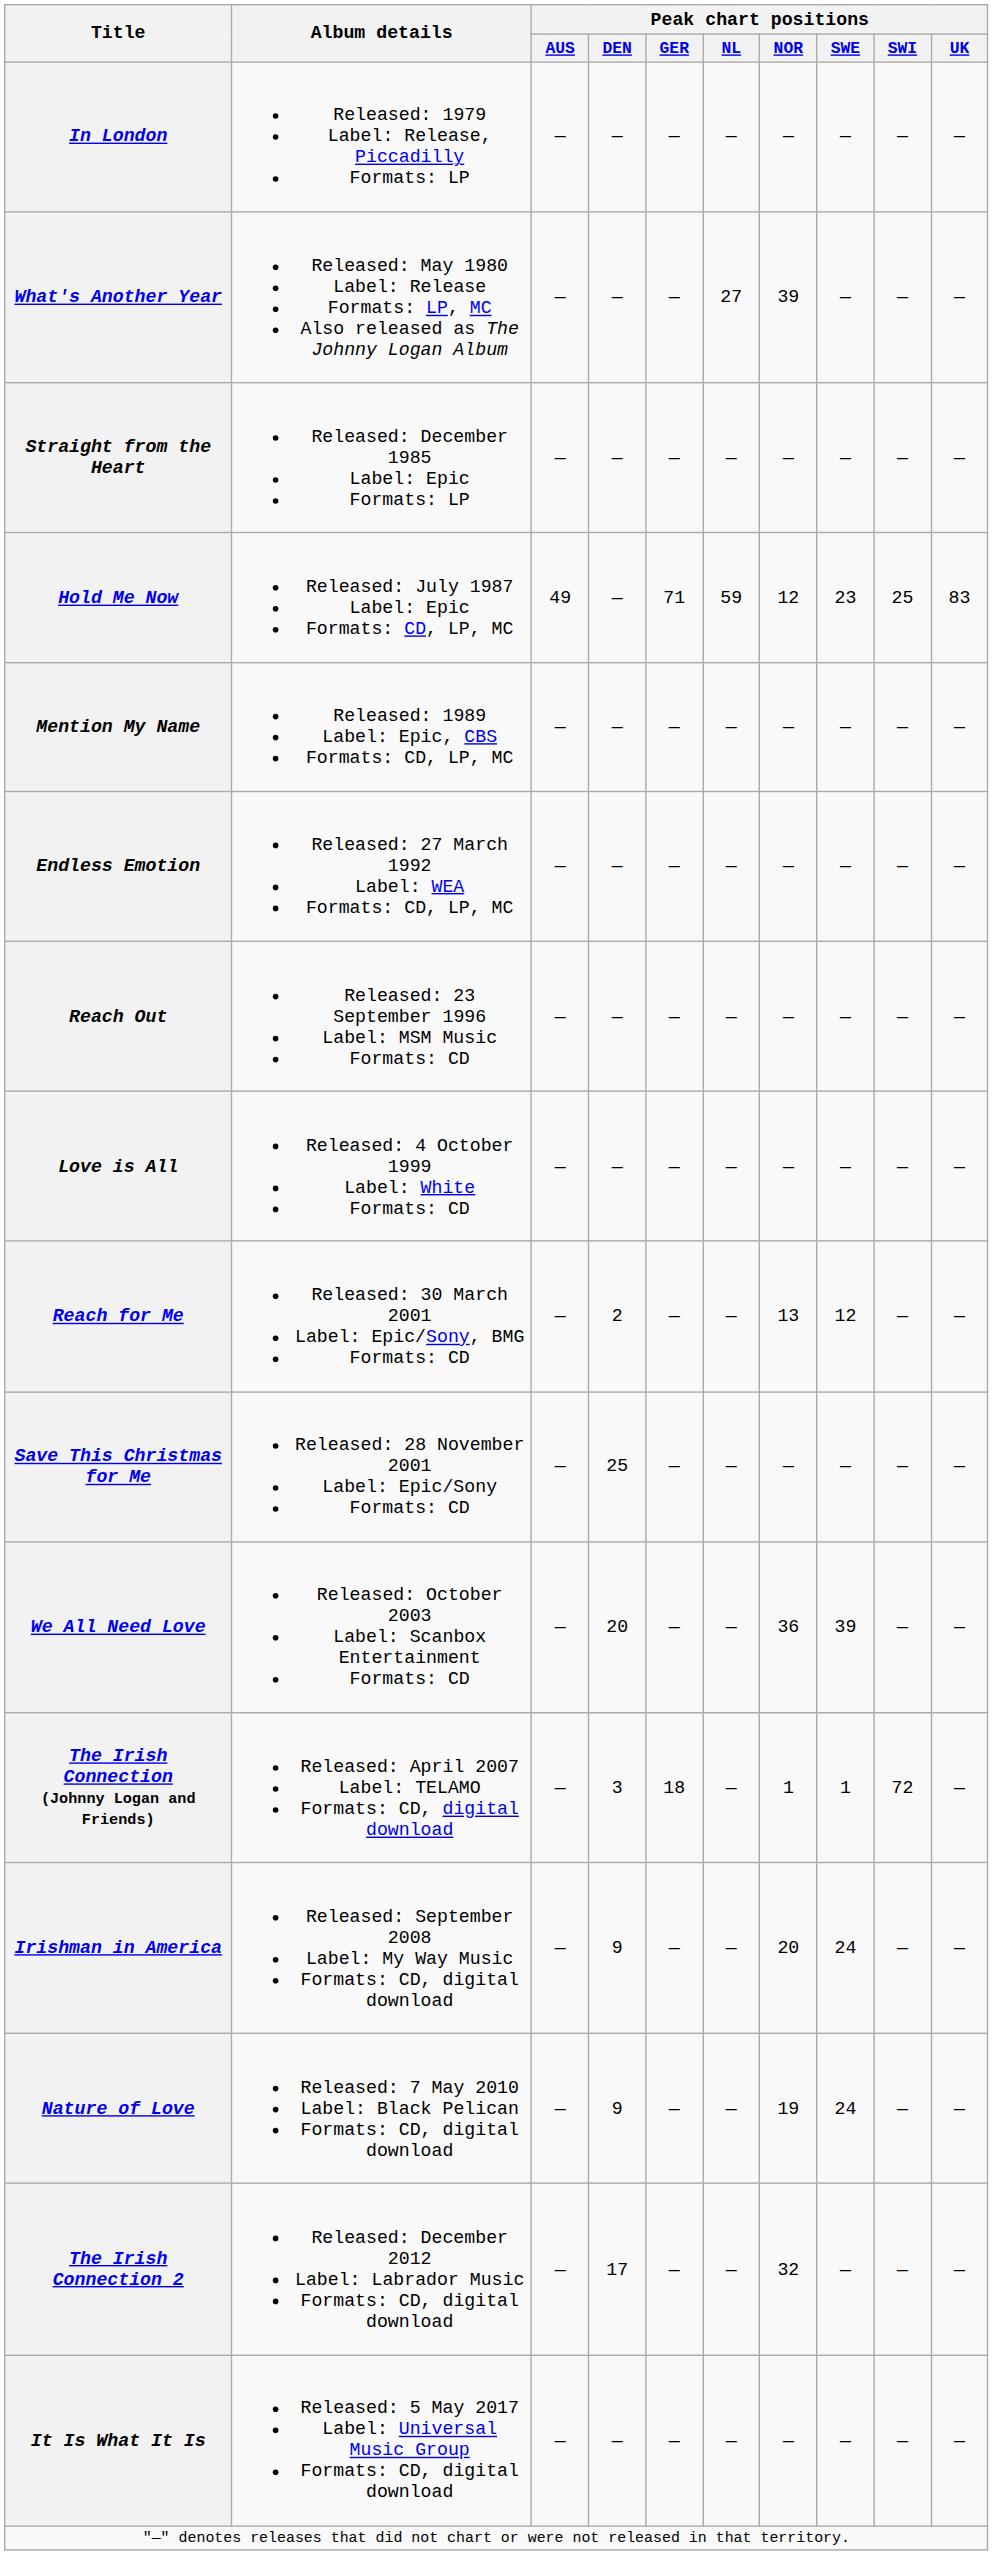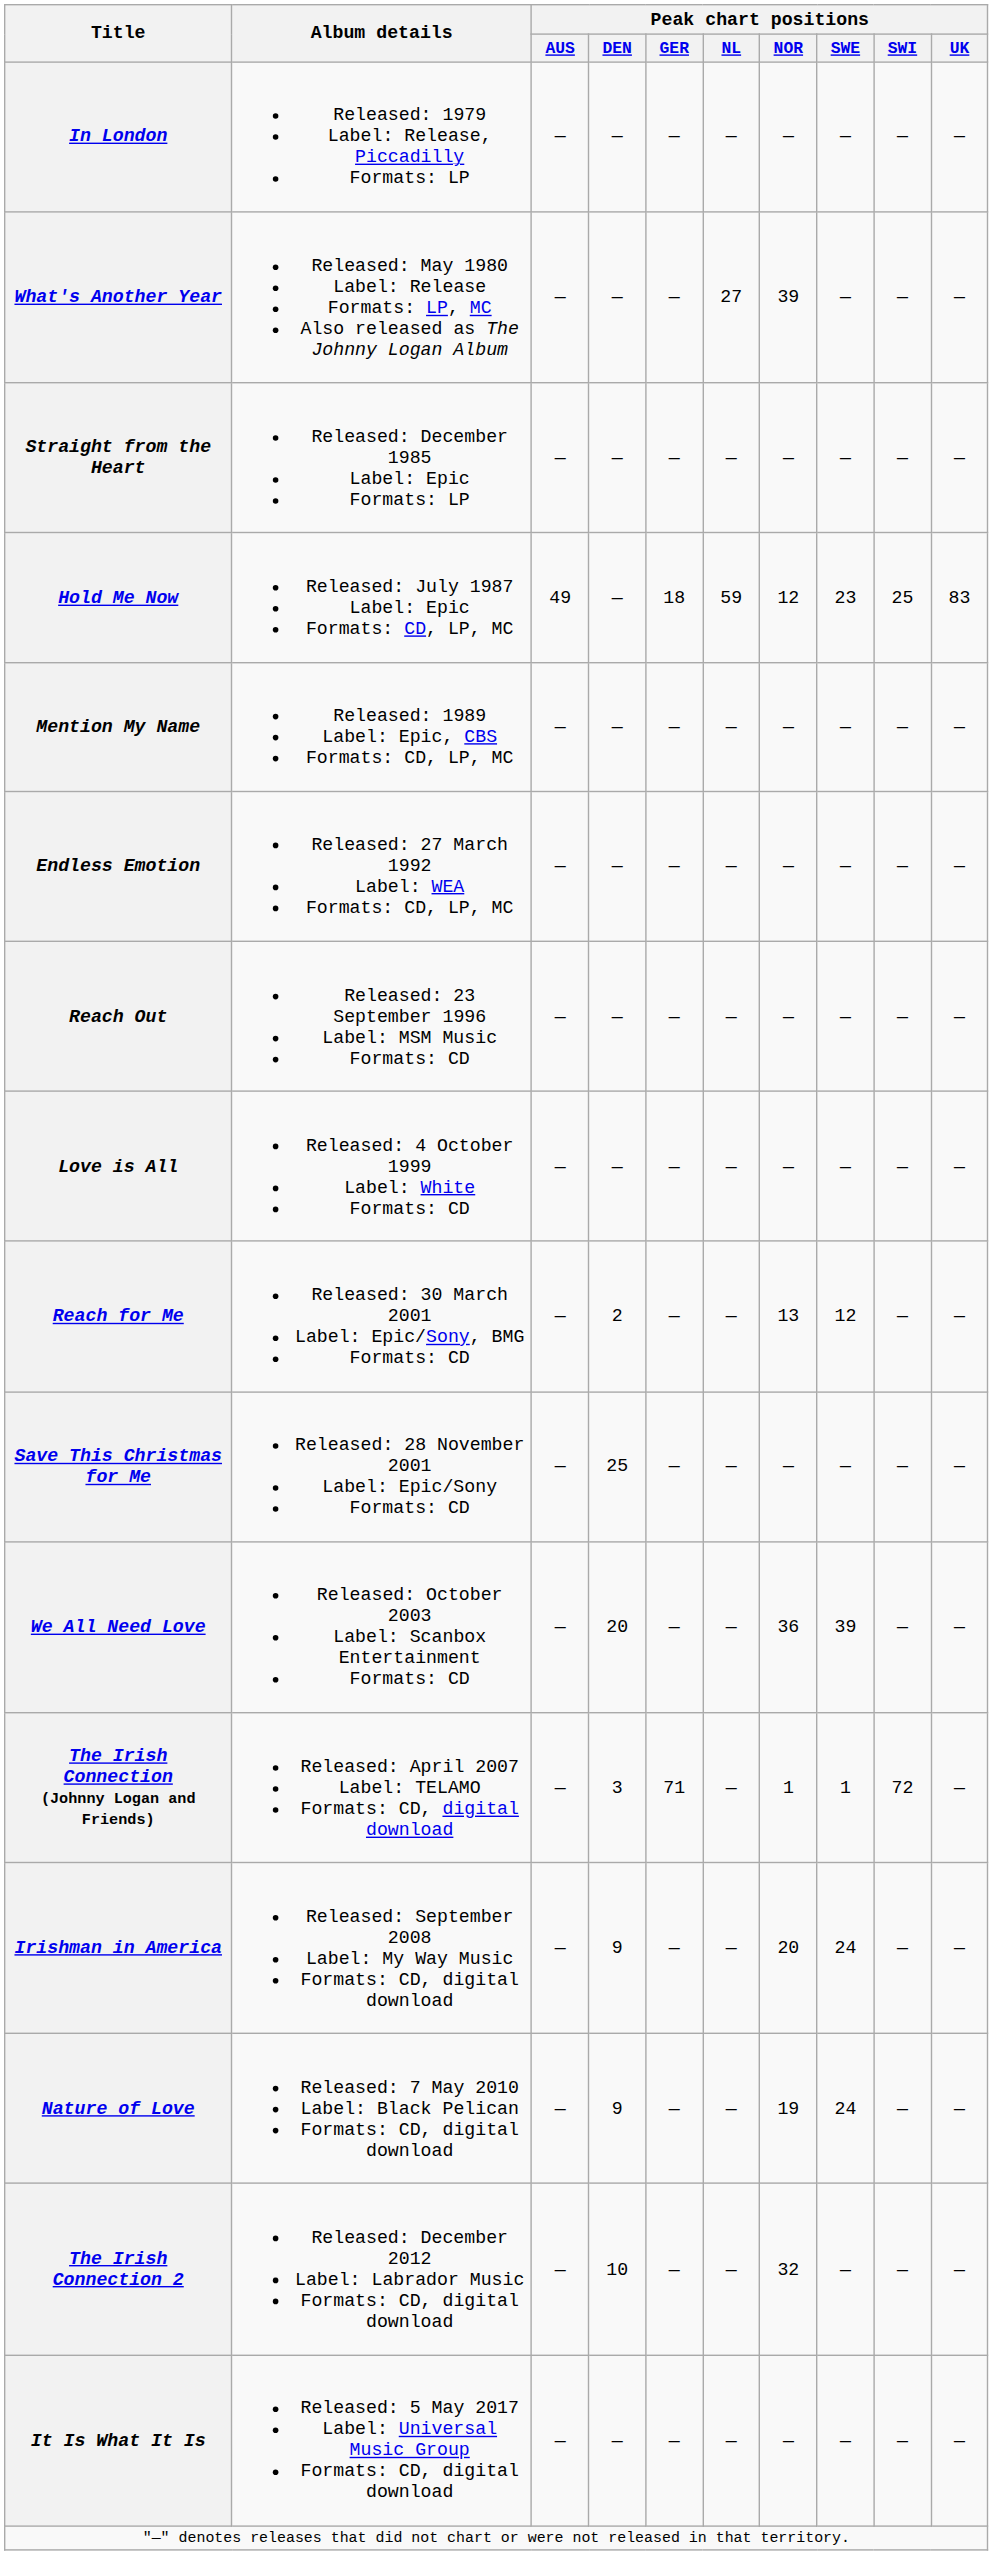(674, 598) 71 -> (674, 598) 18
(674, 1788) 18 -> (674, 1788) 71
(617, 2269) 17 -> (617, 2269) 10
